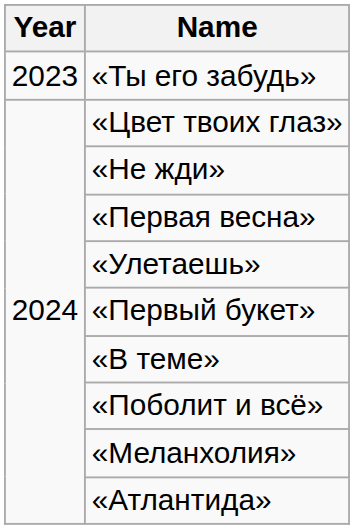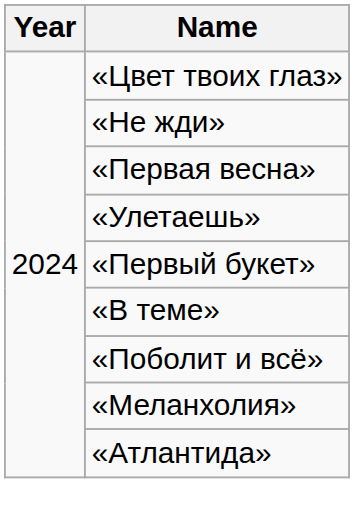- row: (204, 75)
